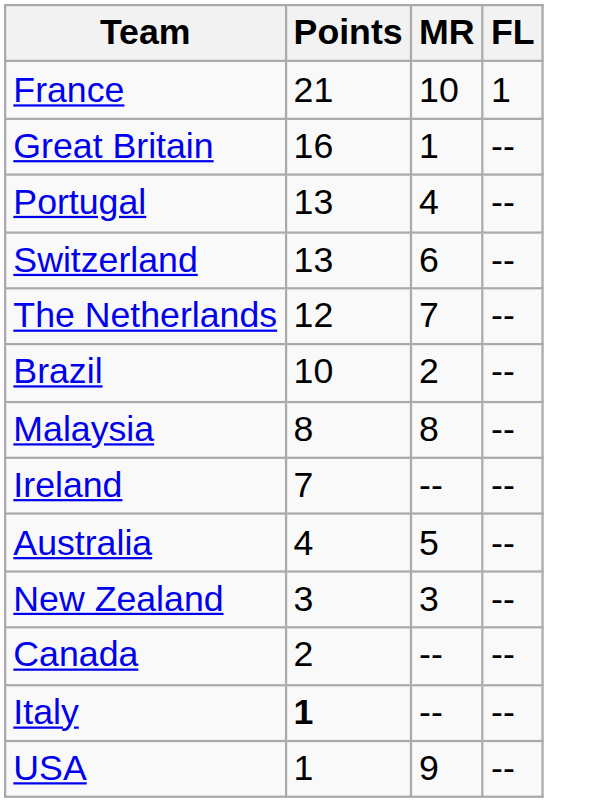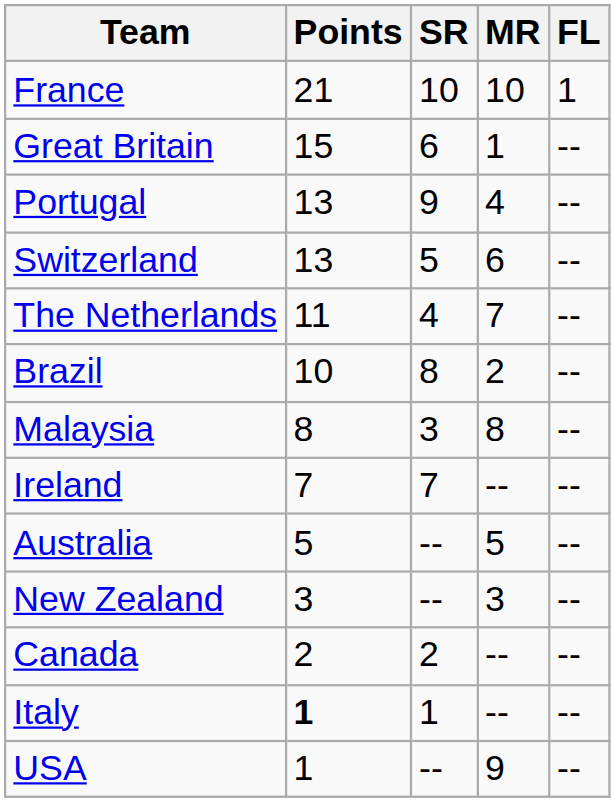+ column: (444, 32)
(313, 145) 16 -> (313, 145) 15
(313, 315) 12 -> (312, 315) 11
(304, 542) 4 -> (304, 542) 5
